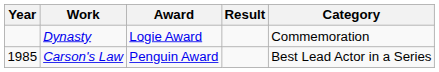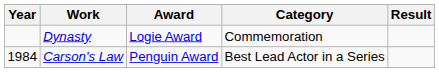columns swapped: (351, 15) <-> (245, 15)
(22, 57) 1985 -> (22, 57) 1984
